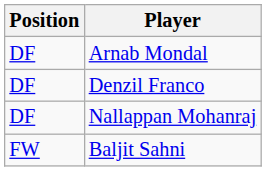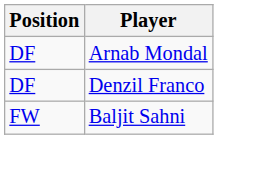- row: (172, 117)
